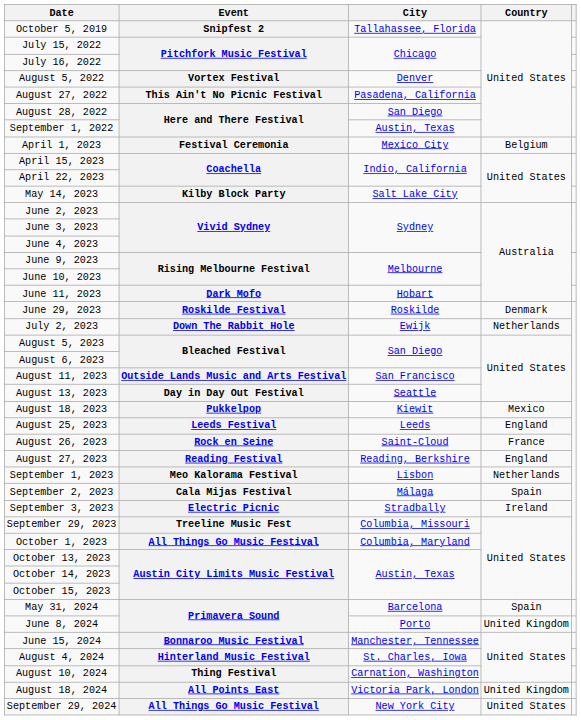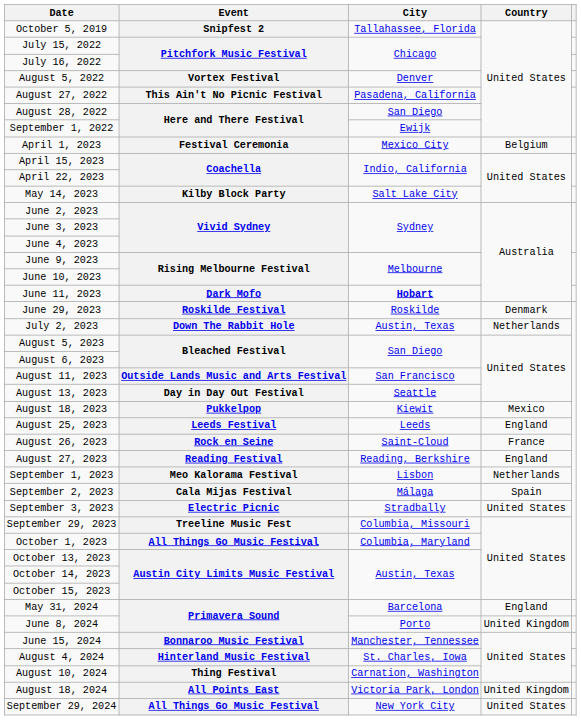(415, 128) Austin, Texas -> (415, 128) Ewijk
(415, 294) normal -> (415, 294) bold
(415, 327) Ewijk -> (415, 327) Austin, Texas
(526, 508) Ireland -> (526, 508) United States
(526, 608) Spain -> (526, 608) England
